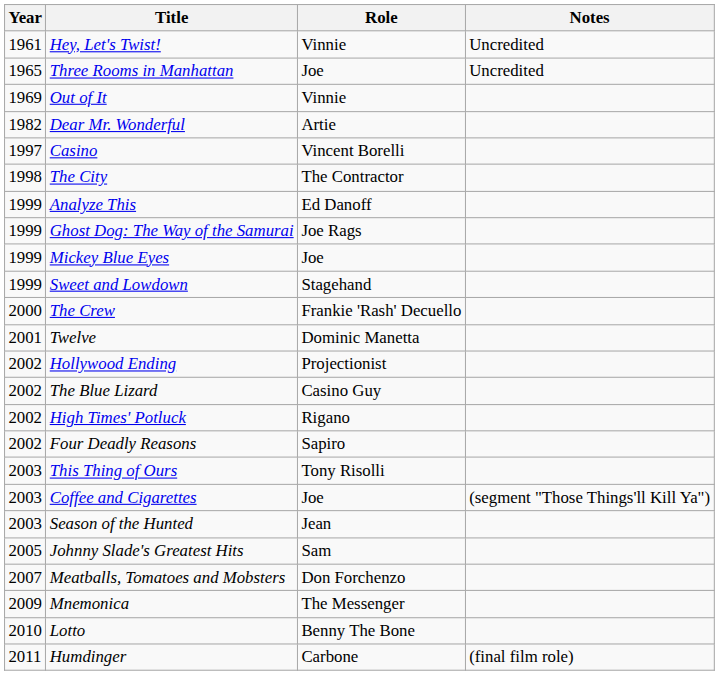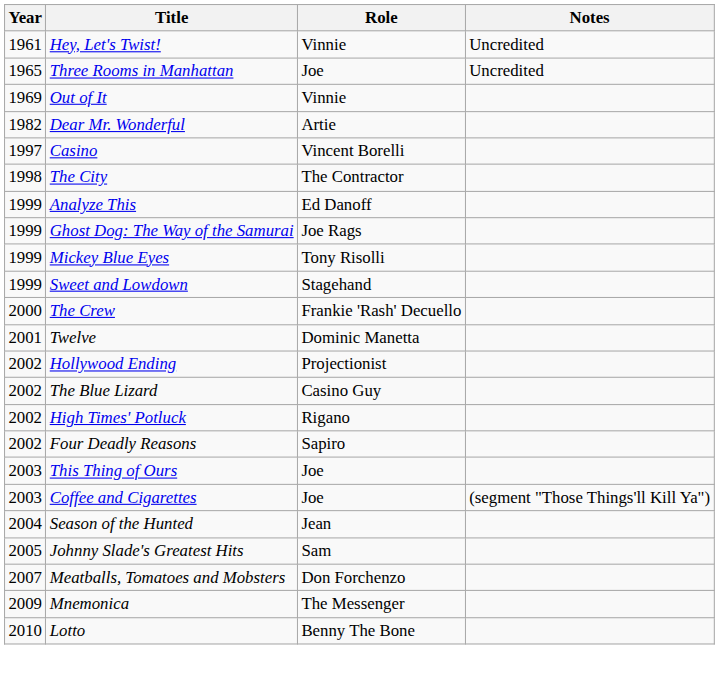(313, 257) Joe -> (343, 257) Tony Risolli
(343, 470) Tony Risolli -> (313, 470) Joe
(25, 524) 2003 -> (25, 524) 2004
- row: (88, 657)
